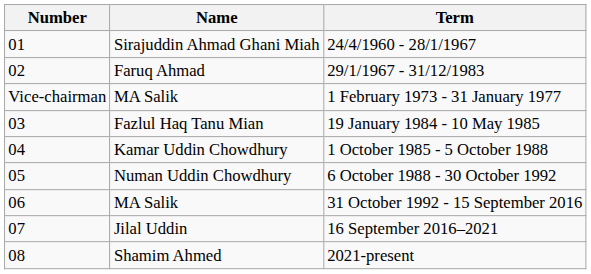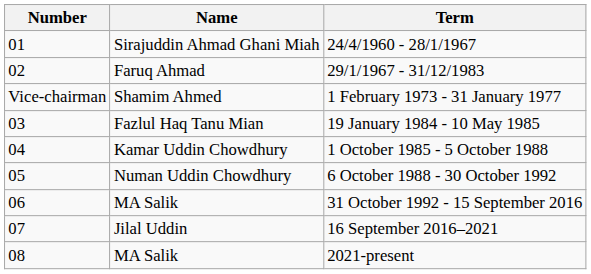(146, 96) MA Salik -> (168, 96) Shamim Ahmed
(168, 255) Shamim Ahmed -> (146, 255) MA Salik
